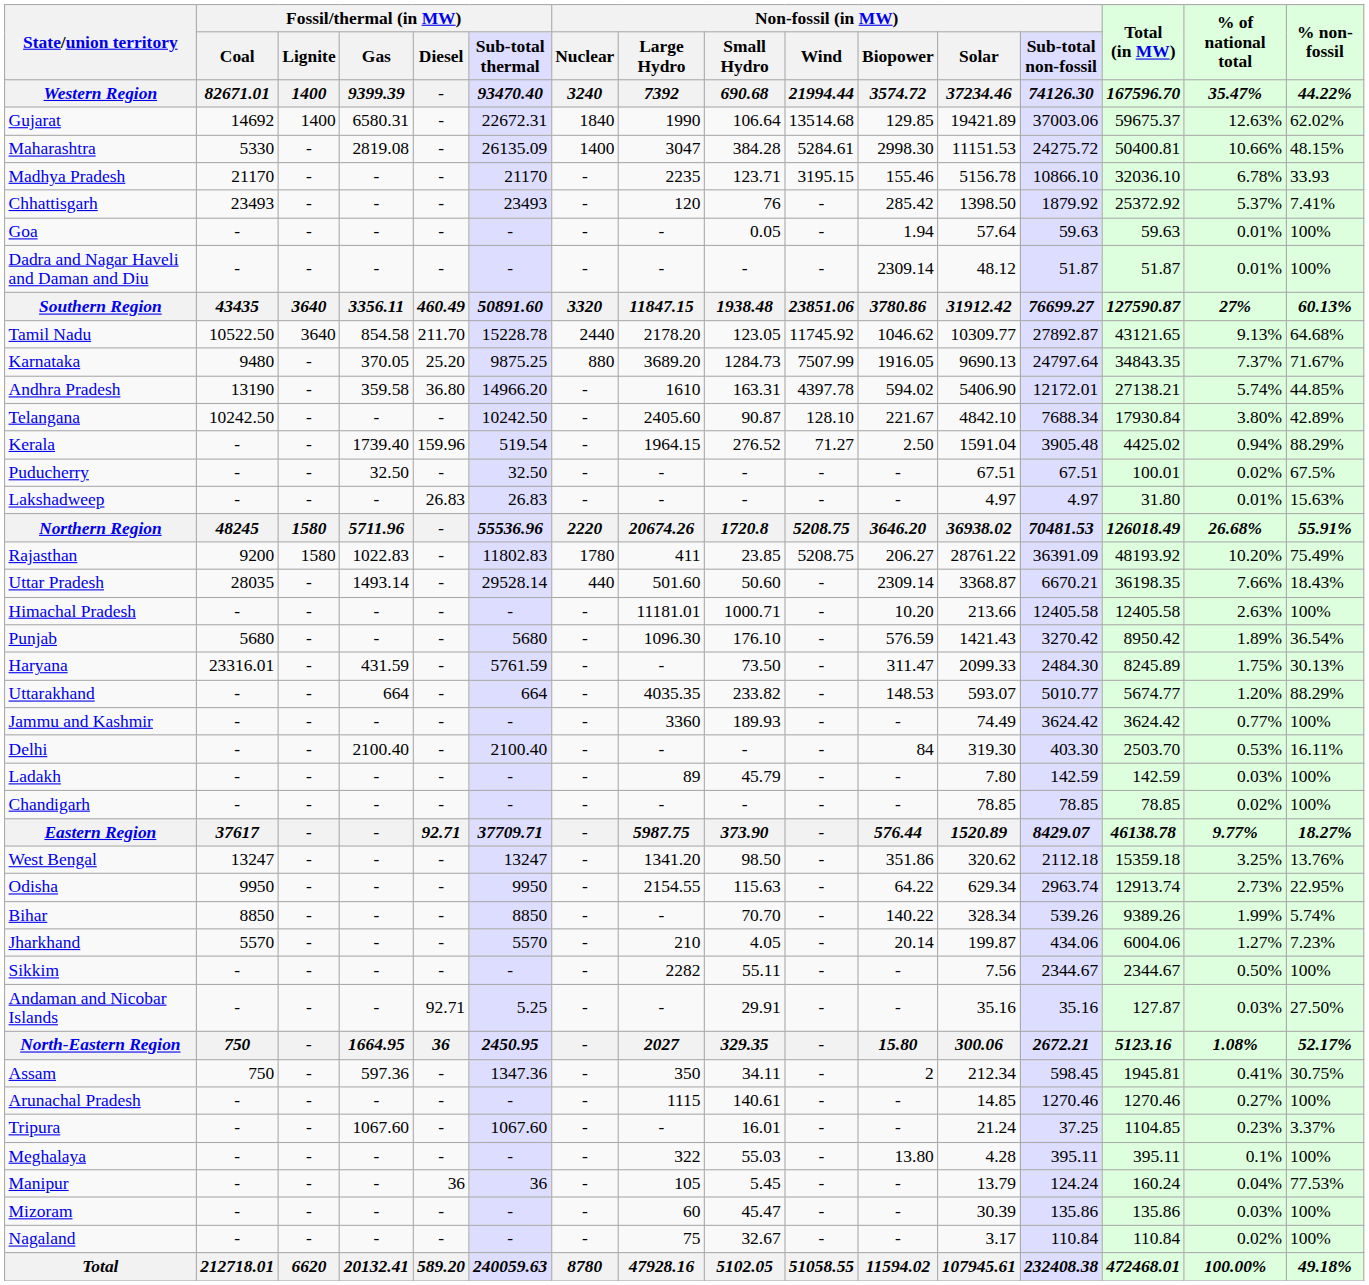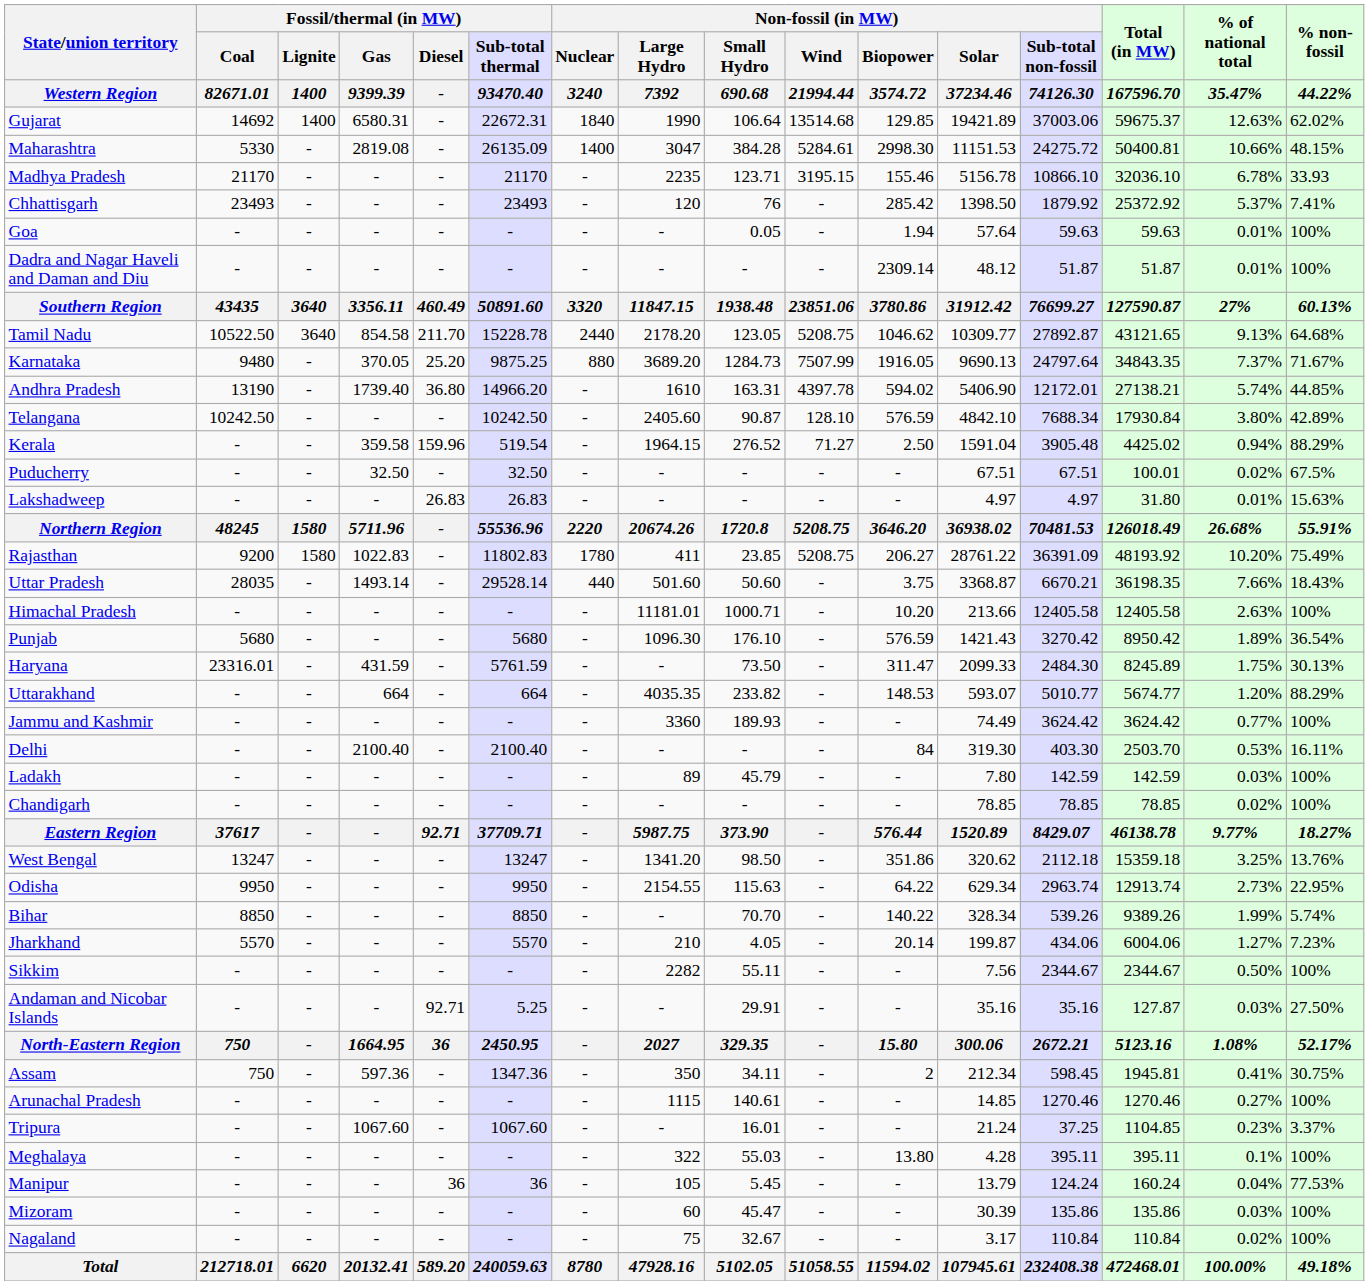(822, 334) 11745.92 -> (826, 334) 5208.75
(385, 389) 359.58 -> (381, 389) 1739.40
(910, 417) 221.67 -> (910, 417) 576.59
(381, 444) 1739.40 -> (385, 444) 359.58
(905, 583) 2309.14 -> (919, 583) 3.75
